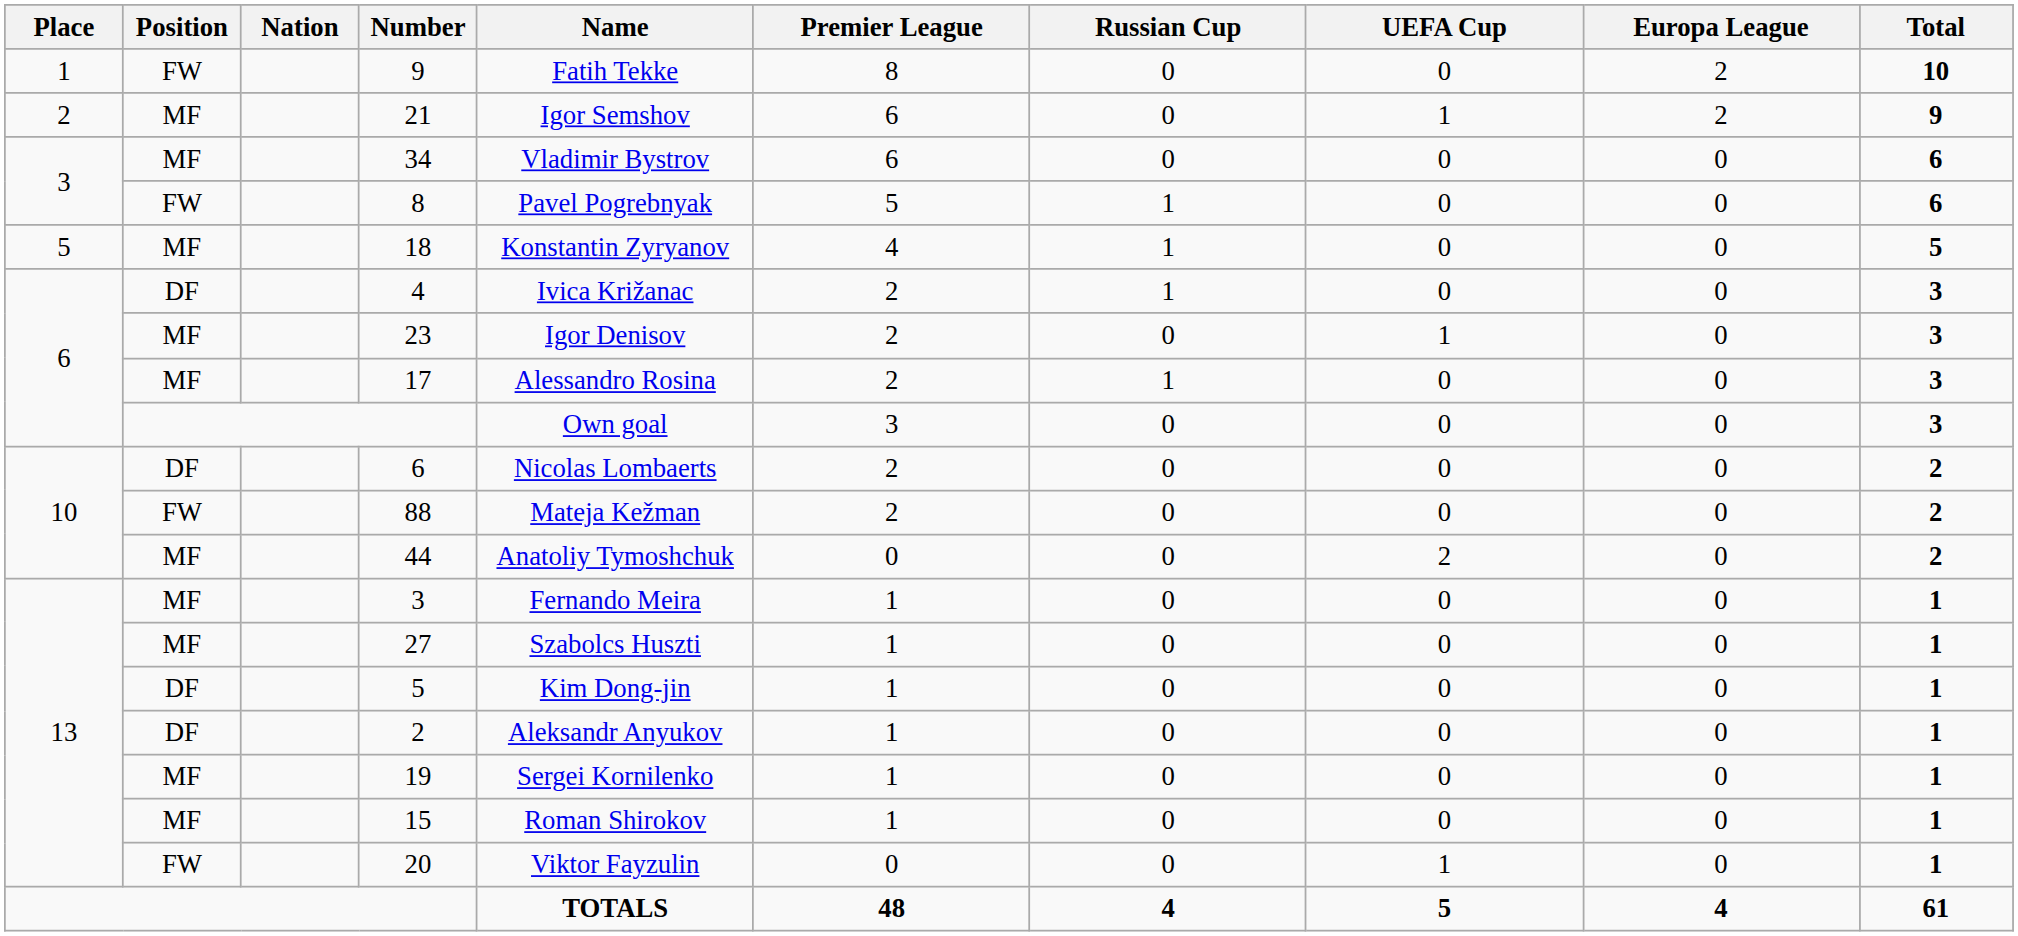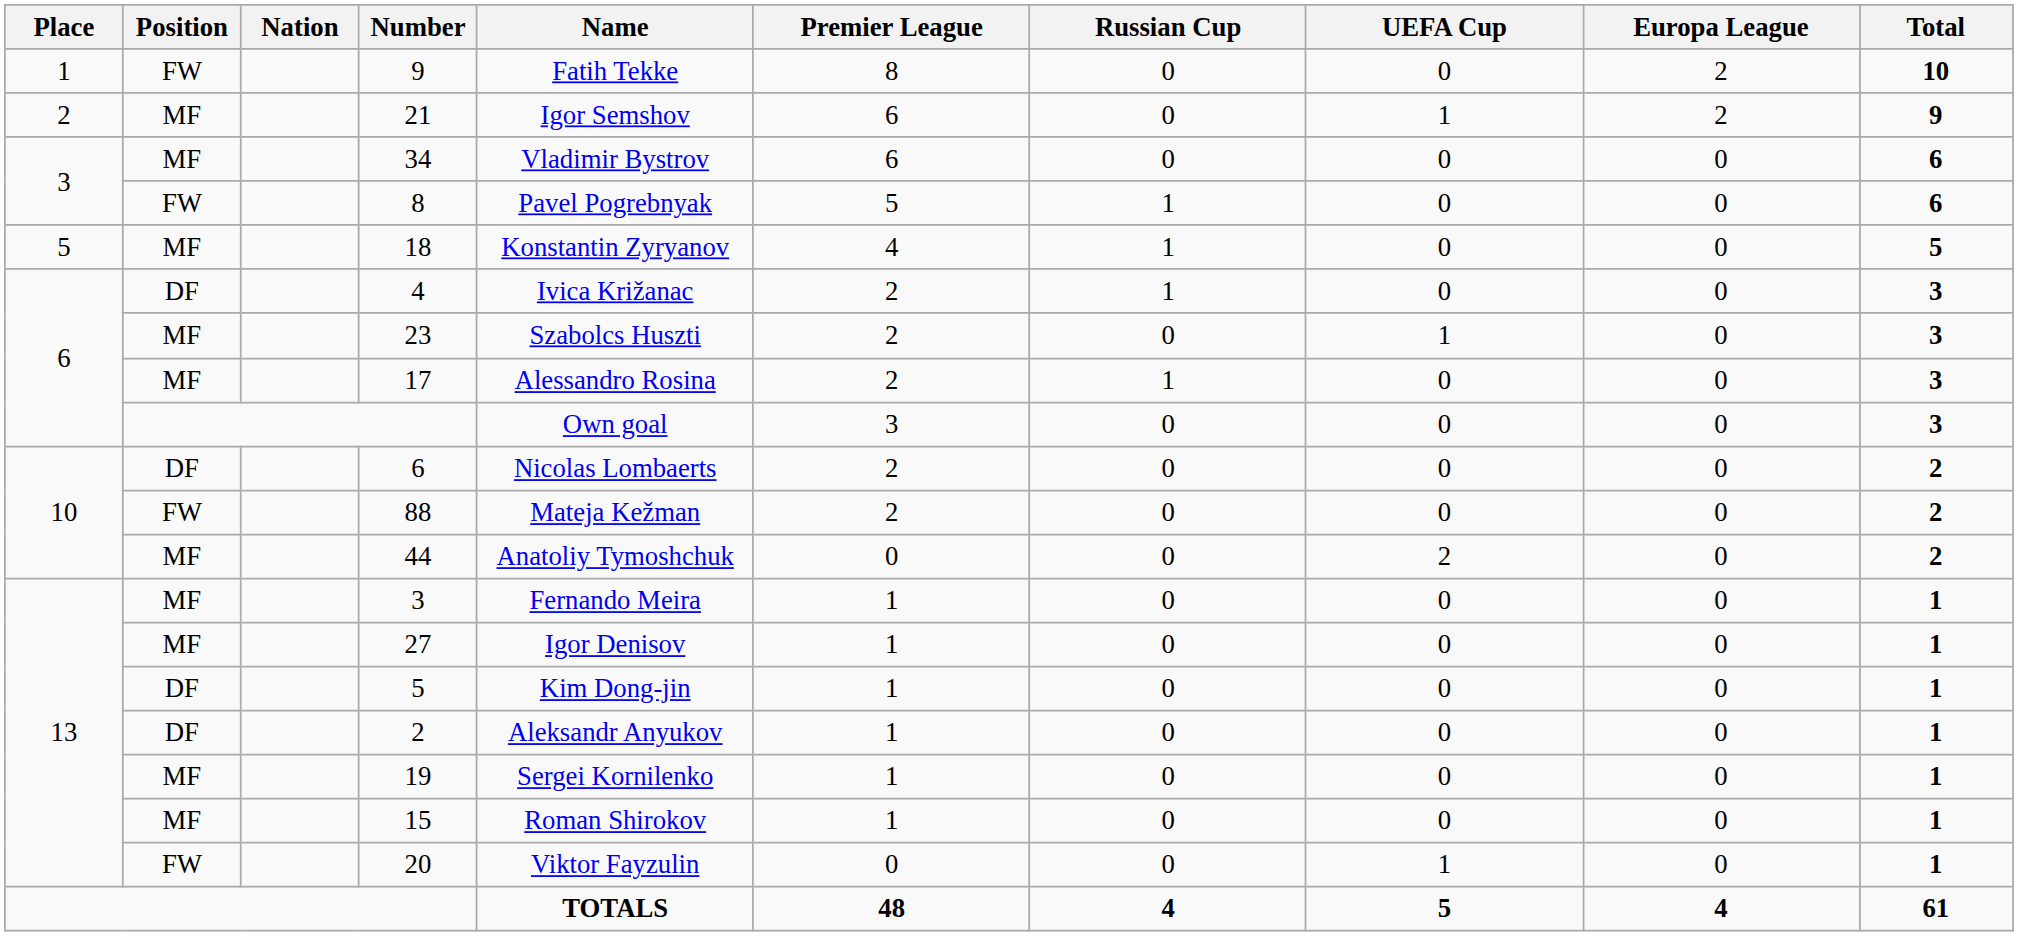(615, 335) Igor Denisov -> (615, 335) Szabolcs Huszti
(615, 644) Szabolcs Huszti -> (615, 644) Igor Denisov
